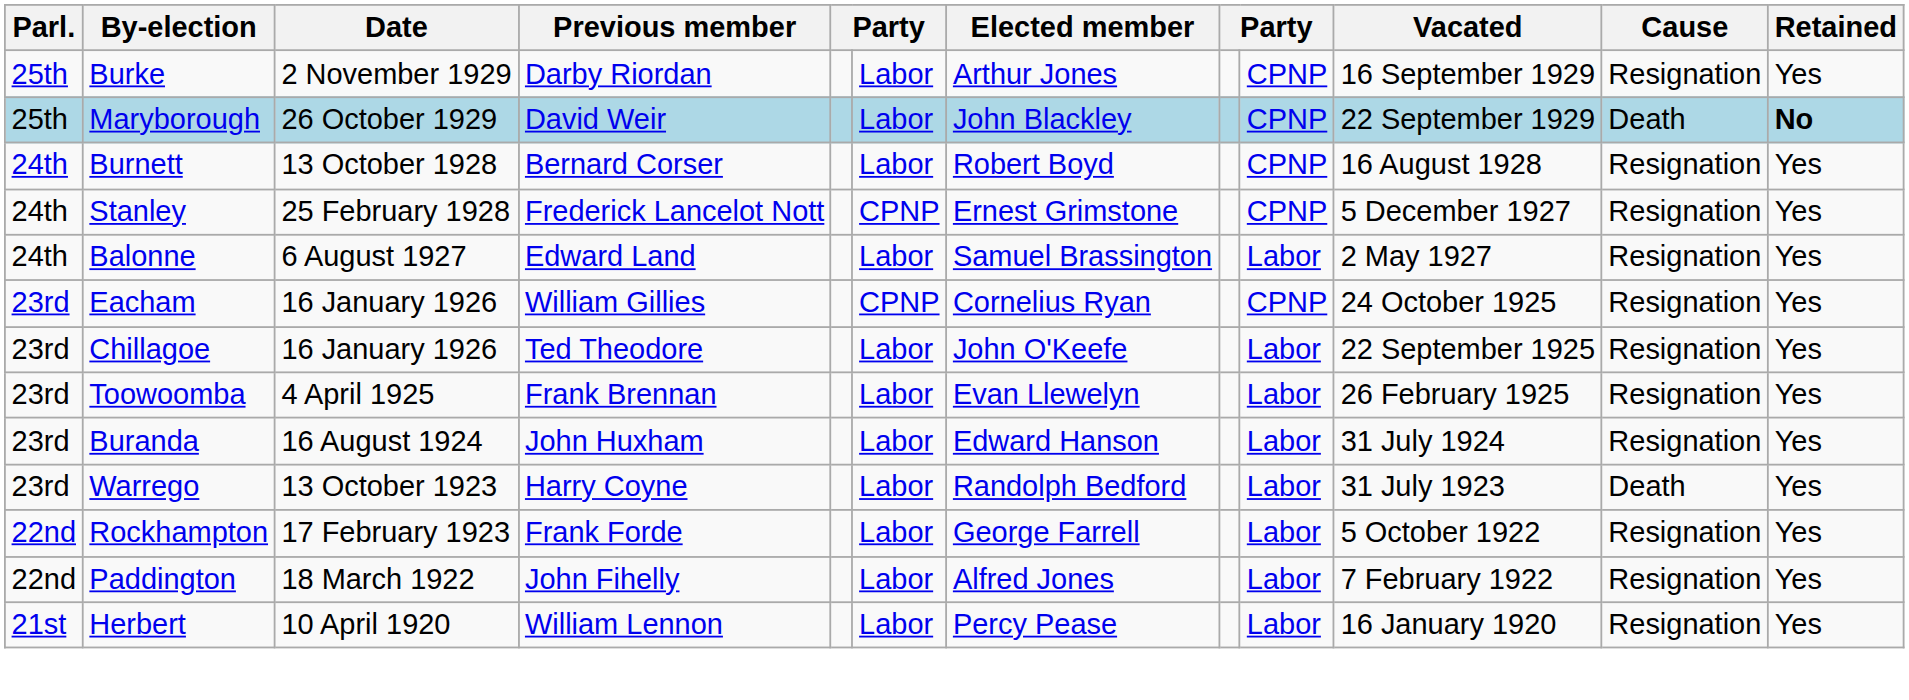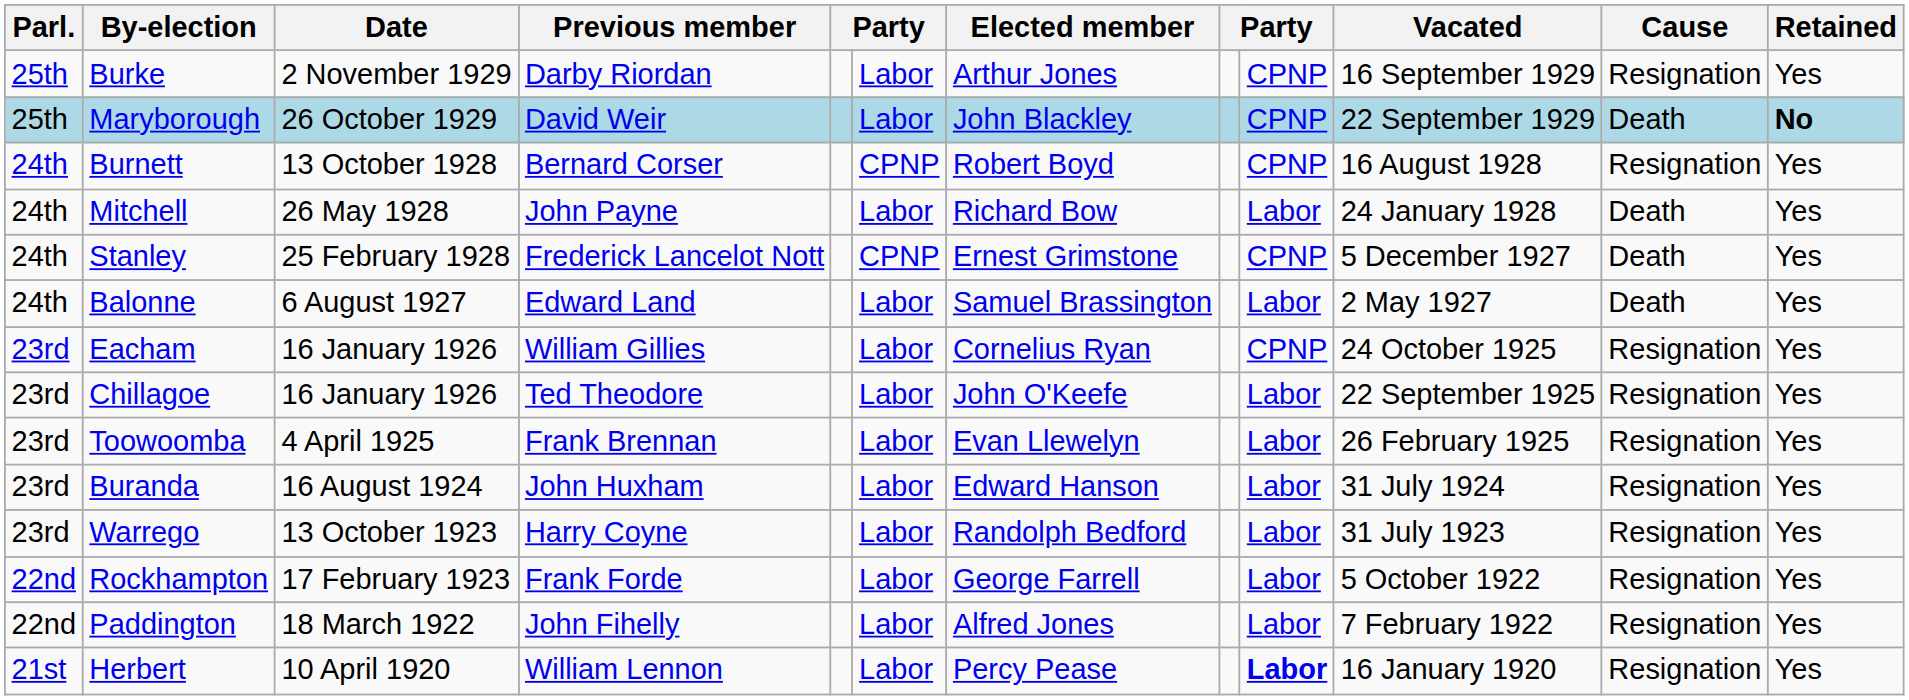(896, 165) Labor -> (899, 165) CPNP
+ row: (138, 211)
(1685, 211) Resignation -> (1647, 257) Death
(1685, 257) Resignation -> (1647, 303) Death
(899, 303) CPNP -> (896, 348) Labor
(1647, 486) Death -> (1685, 532) Resignation
(1284, 624) normal -> (1287, 670) bold
